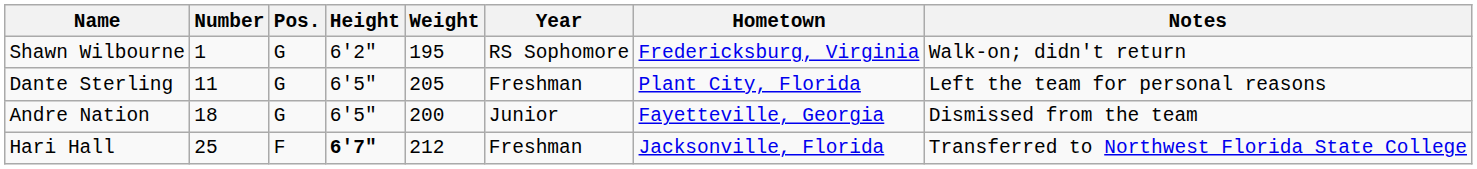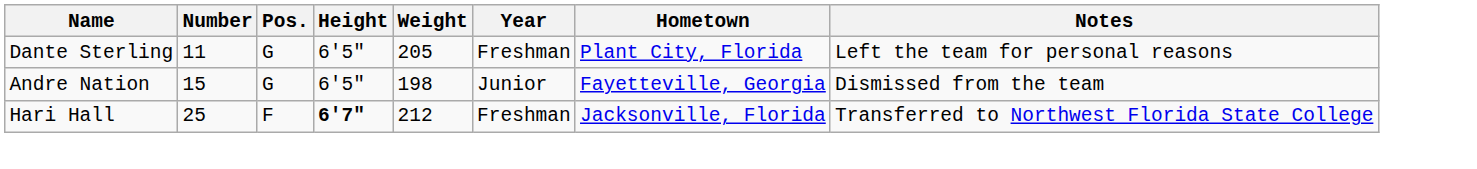- row: (97, 52)
(206, 116) 18 -> (194, 84) 15
(427, 116) 200 -> (415, 84) 198
